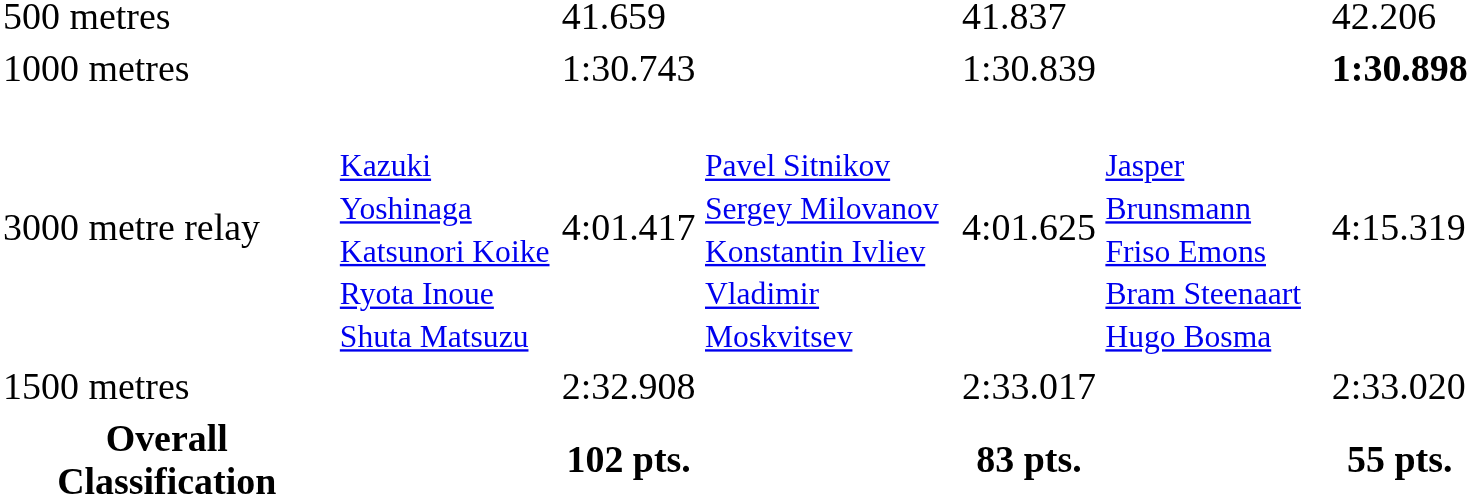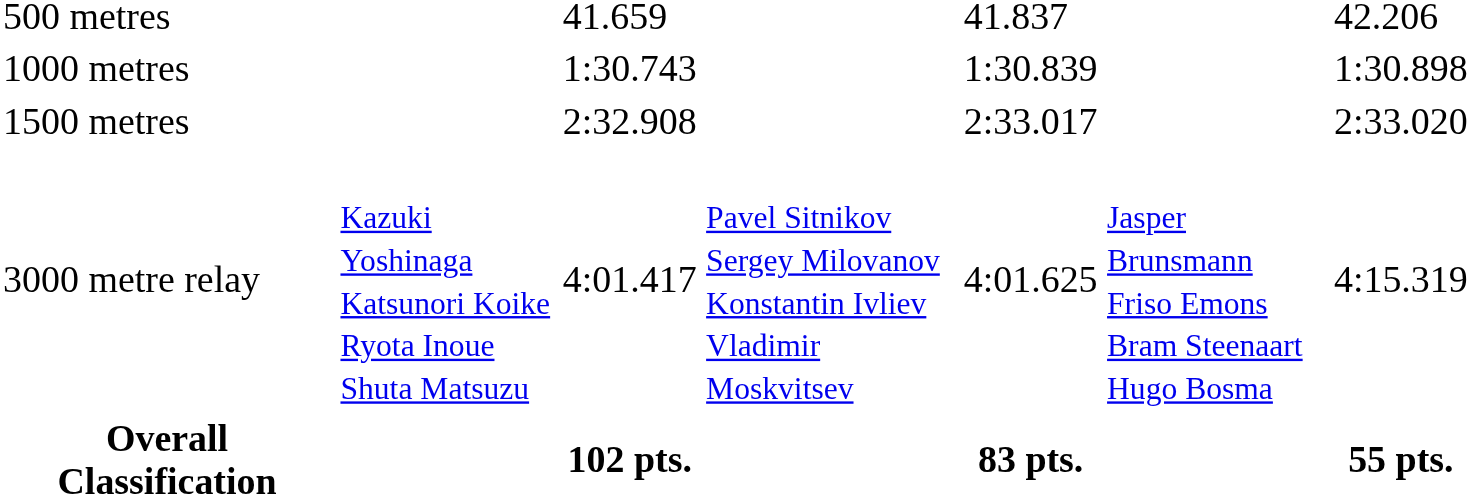(1400, 68) bold -> (1401, 68) normal
rows swapped: (96, 386) <-> (132, 227)
